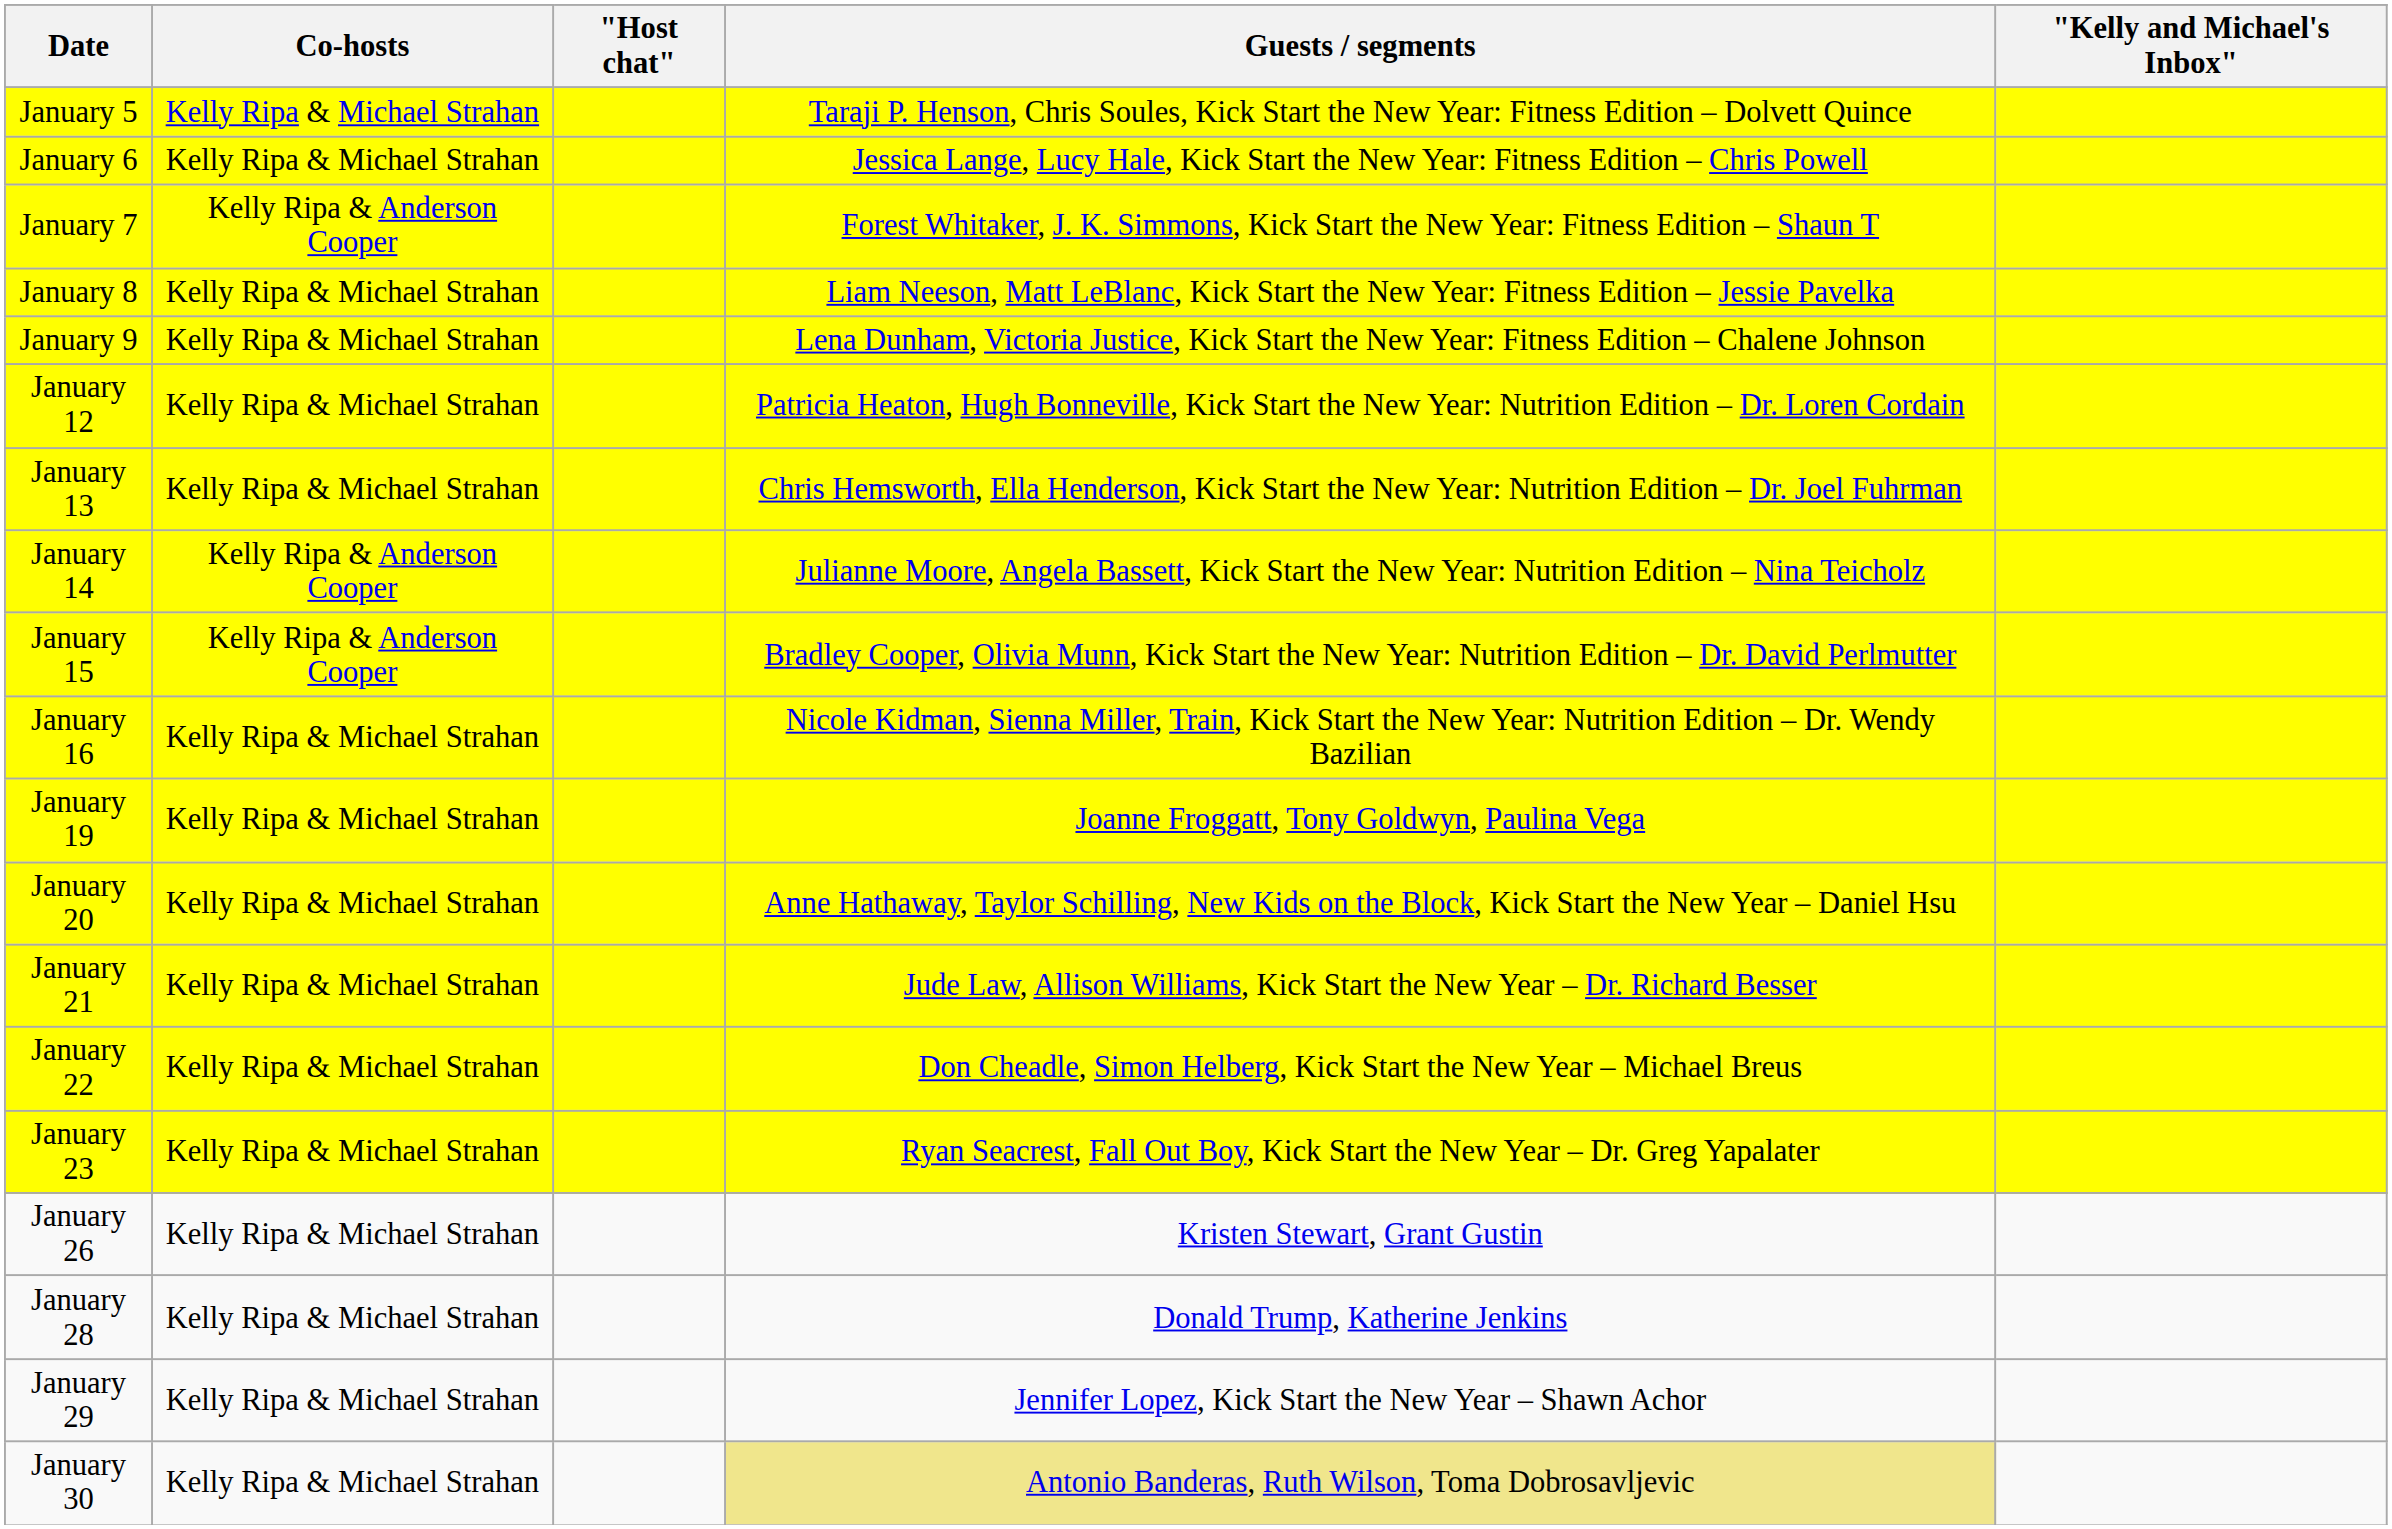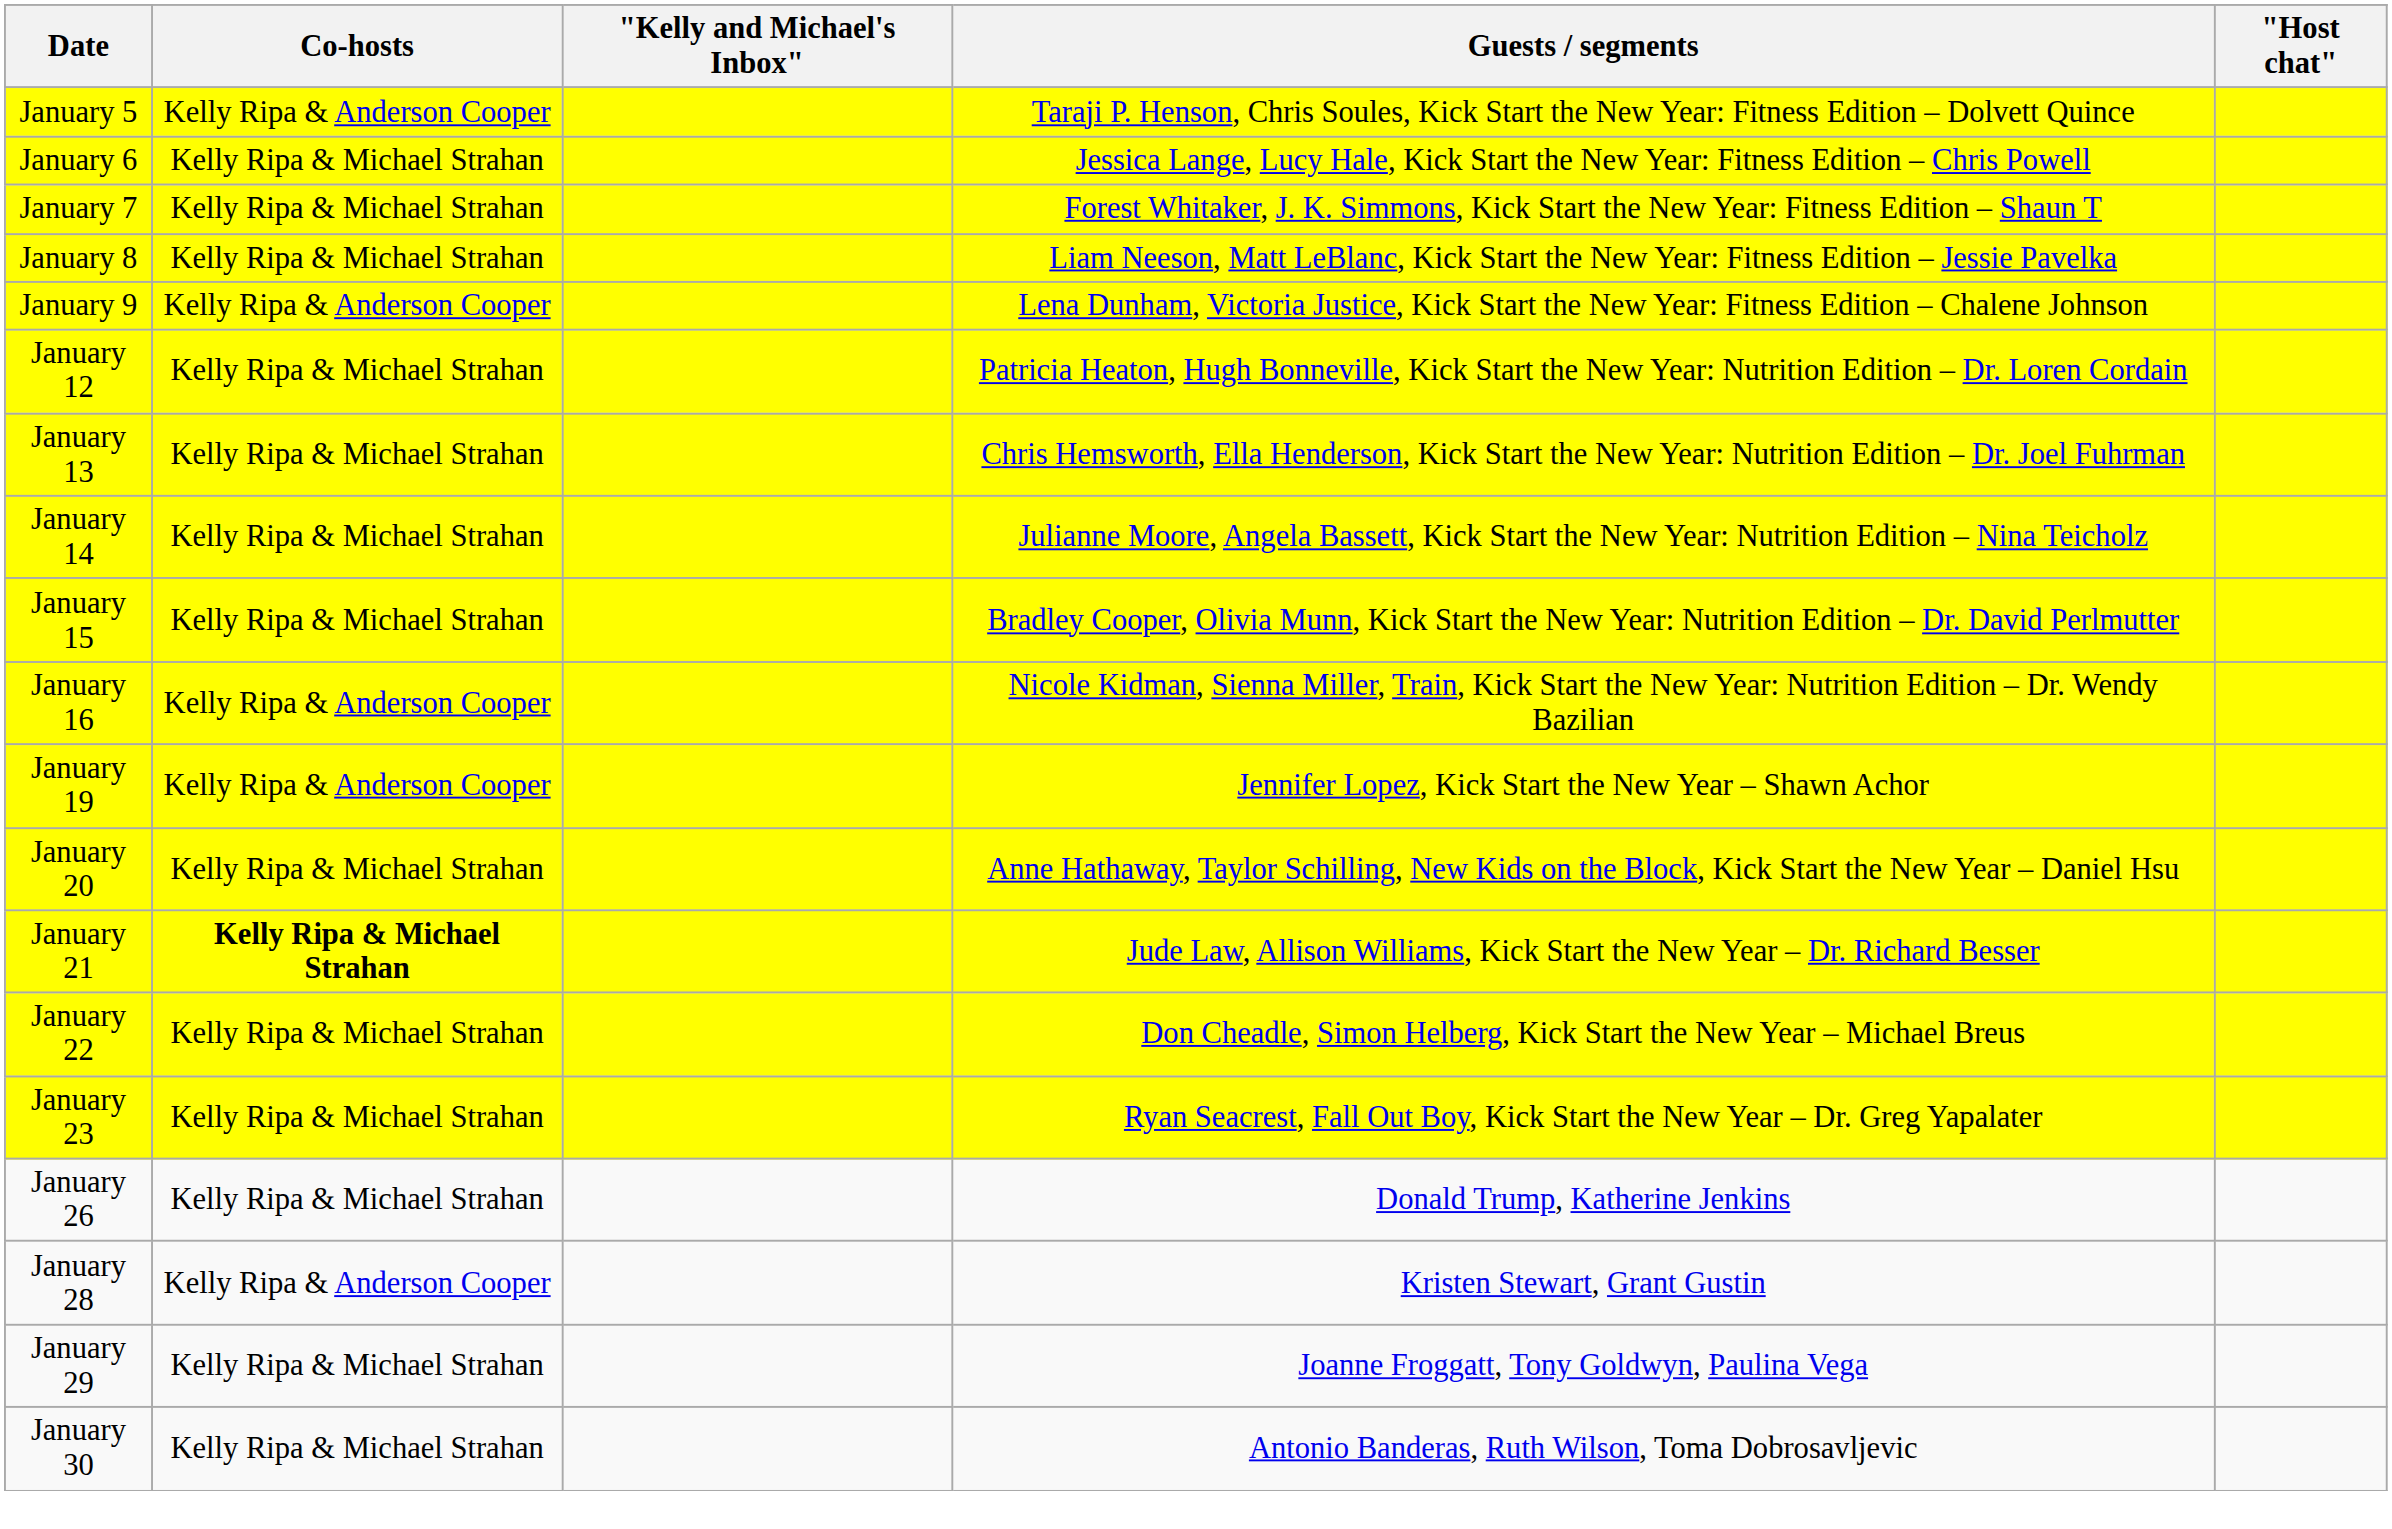columns swapped: (639, 45) <-> (2191, 45)
(352, 111) Kelly Ripa & Michael Strahan -> (357, 111) Kelly Ripa & Anderson Cooper
(352, 225) Kelly Ripa & Anderson Cooper -> (357, 208) Kelly Ripa & Michael Strahan
(352, 339) Kelly Ripa & Michael Strahan -> (357, 305) Kelly Ripa & Anderson Cooper
(352, 571) Kelly Ripa & Anderson Cooper -> (357, 536) Kelly Ripa & Michael Strahan
(352, 654) Kelly Ripa & Anderson Cooper -> (357, 619) Kelly Ripa & Michael Strahan
(352, 736) Kelly Ripa & Michael Strahan -> (357, 702) Kelly Ripa & Anderson Cooper
(352, 819) Kelly Ripa & Michael Strahan -> (357, 785) Kelly Ripa & Anderson Cooper
(1360, 819) Joanne Froggatt, Tony Goldwyn, Paulina Vega -> (1583, 785) Jennifer Lopez, Kick Start the New Year – Shawn Achor
(352, 985) normal -> (357, 951) bold
(1360, 1233) Kristen Stewart, Grant Gustin -> (1583, 1199) Donald Trump, Katherine Jenkins
(352, 1316) Kelly Ripa & Michael Strahan -> (357, 1282) Kelly Ripa & Anderson Cooper
(1360, 1316) Donald Trump, Katherine Jenkins -> (1583, 1282) Kristen Stewart, Grant Gustin
(1360, 1399) Jennifer Lopez, Kick Start the New Year – Shawn Achor -> (1583, 1365) Joanne Froggatt, Tony Goldwyn, Paulina Vega
(1360, 1482) khaki background -> (1583, 1448) no background
